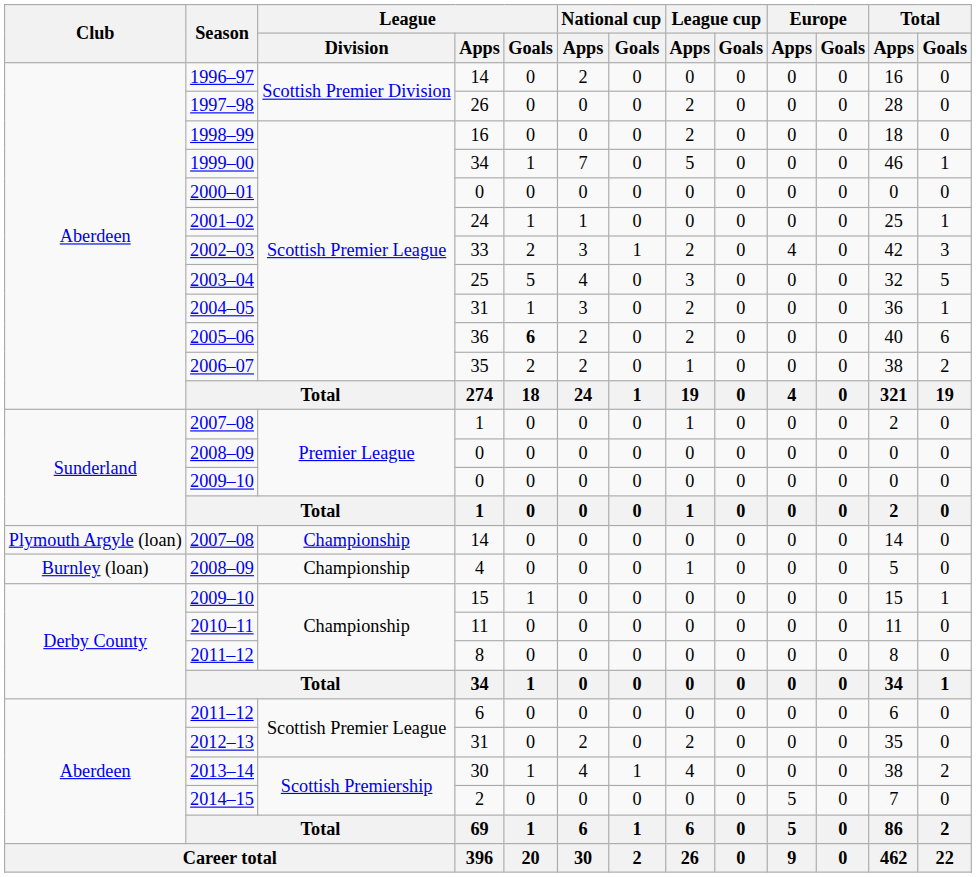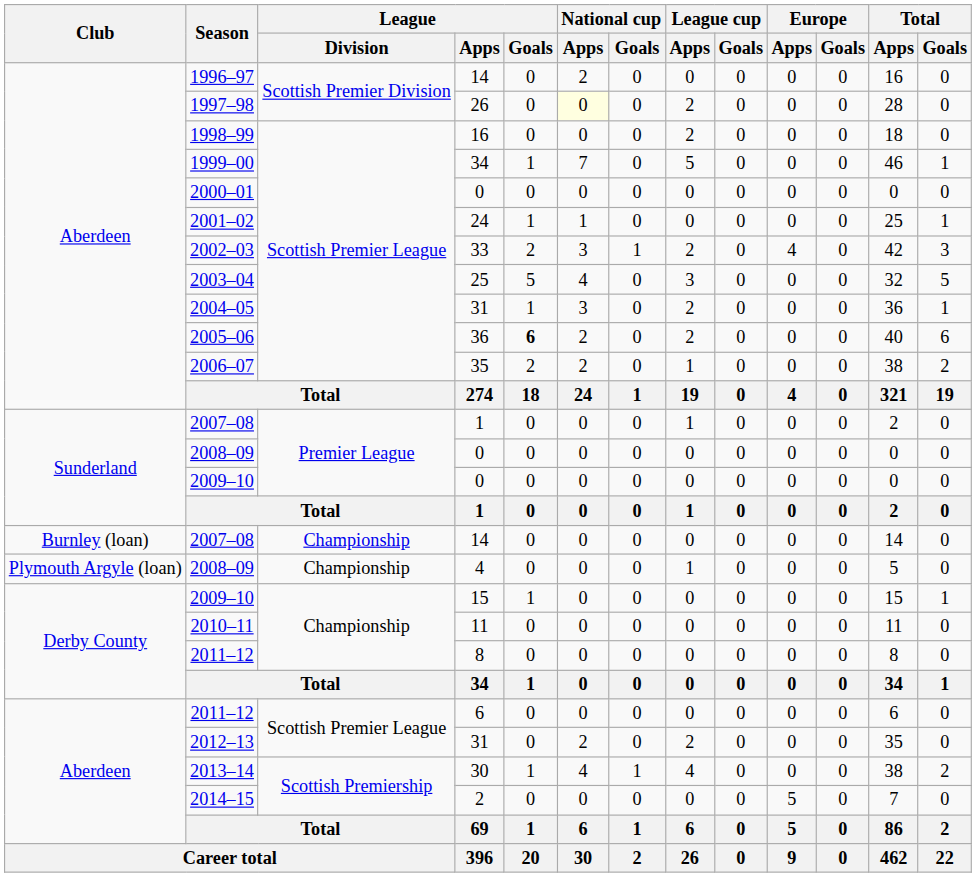(583, 105) no background -> (583, 105) lightyellow background
(95, 539) Plymouth Argyle (loan) -> (95, 539) Burnley (loan)
(95, 568) Burnley (loan) -> (95, 568) Plymouth Argyle (loan)
